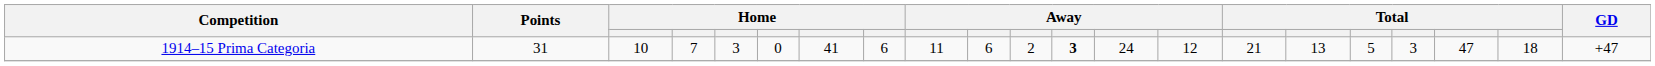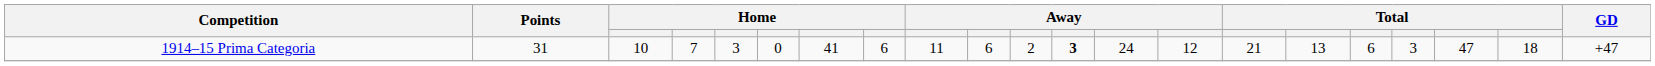(1371, 48) 5 -> (1371, 48) 6
